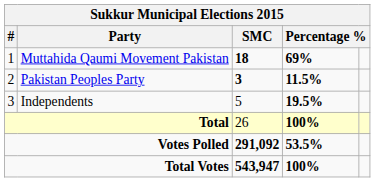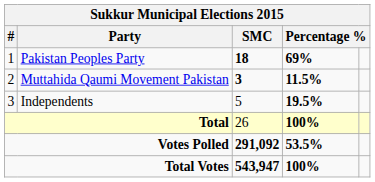(125, 58) Muttahida Qaumi Movement Pakistan -> (83, 58) Pakistan Peoples Party
(83, 79) Pakistan Peoples Party -> (125, 79) Muttahida Qaumi Movement Pakistan
